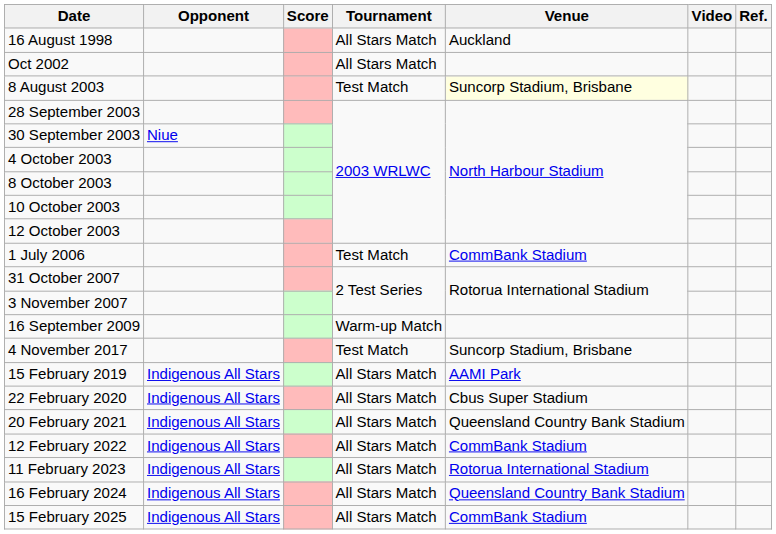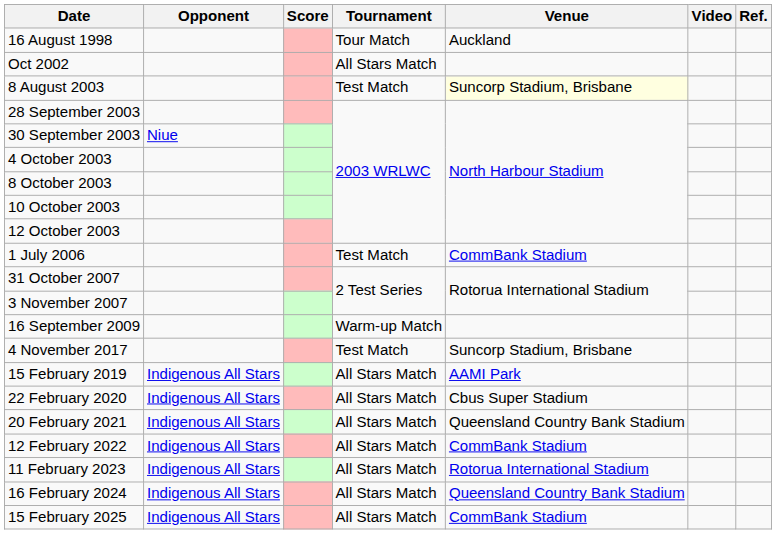(386, 40) All Stars Match -> (373, 40) Tour Match
